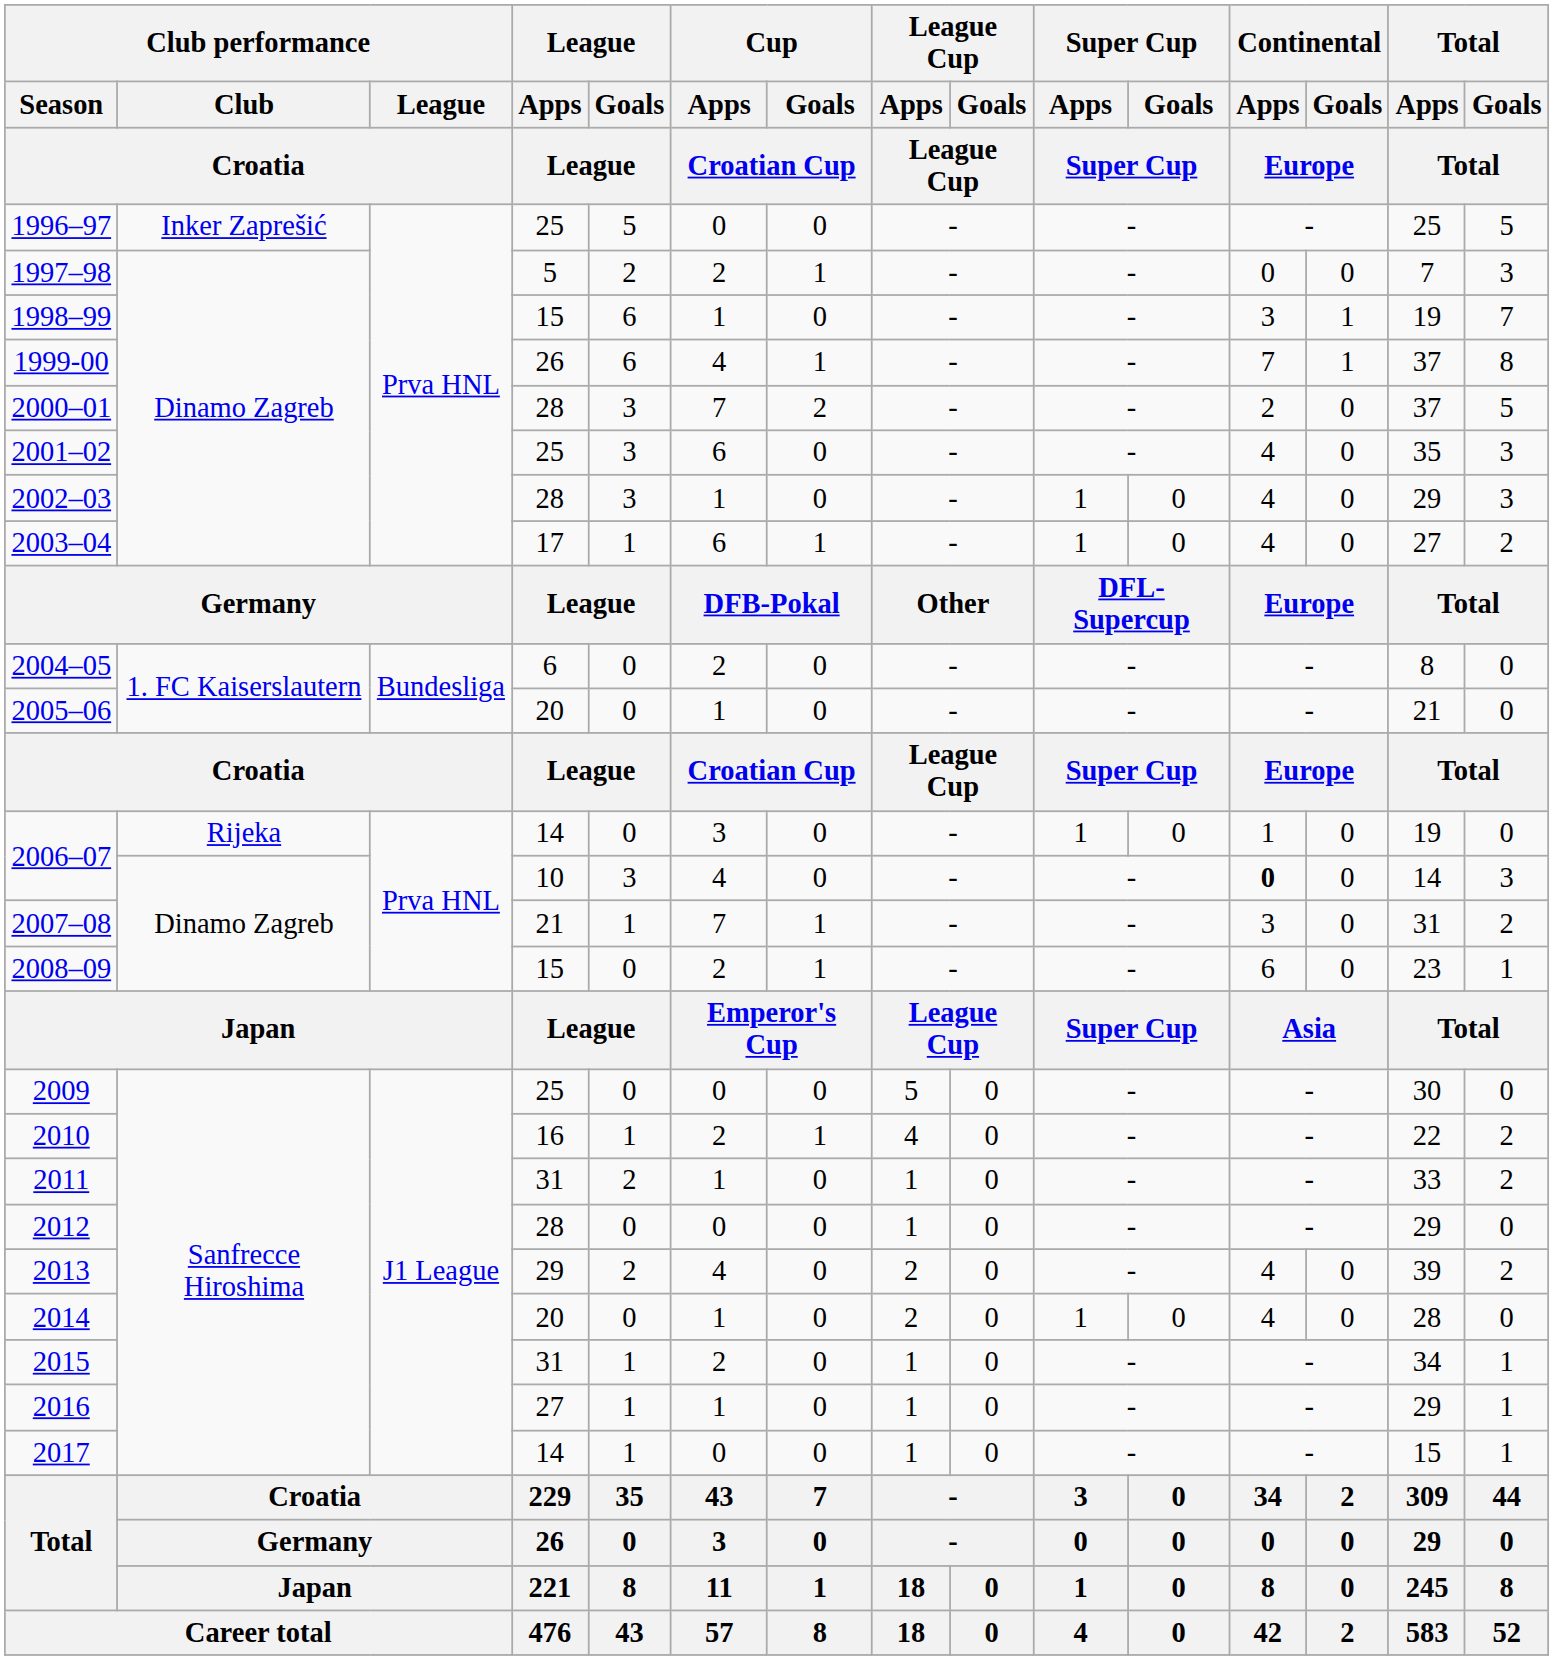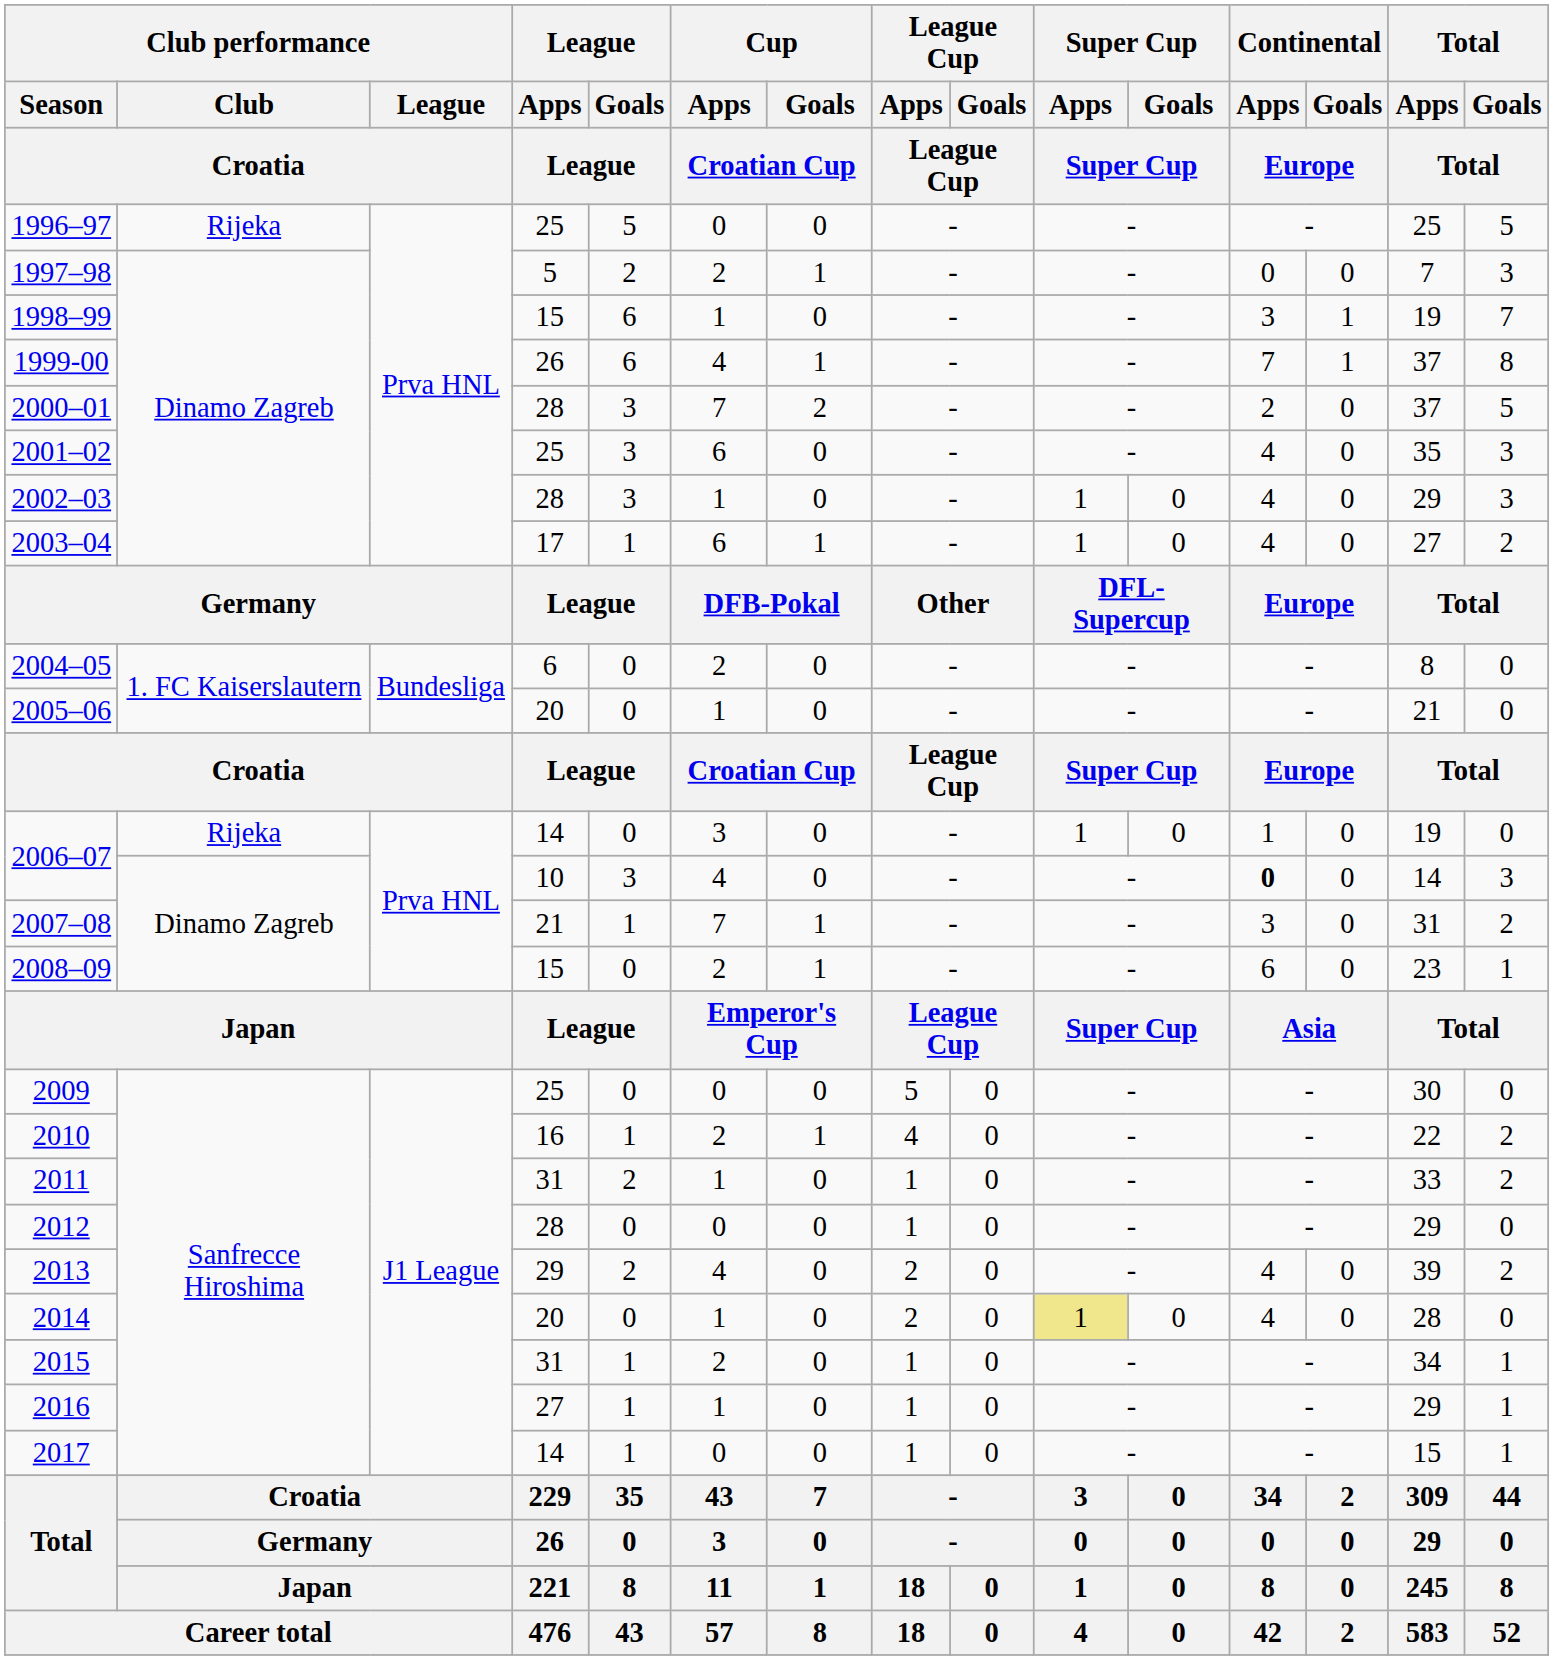(244, 226) Inker Zaprešić -> (244, 226) Rijeka
(1081, 1316) no background -> (1081, 1316) khaki background
